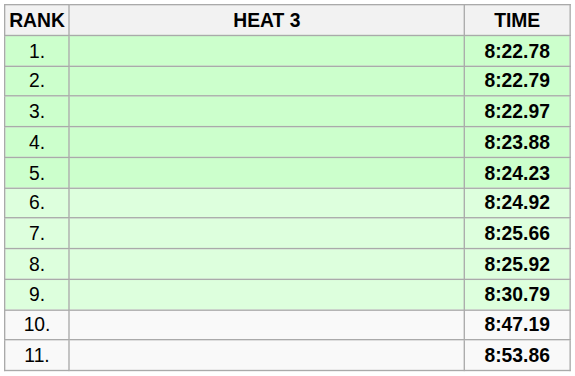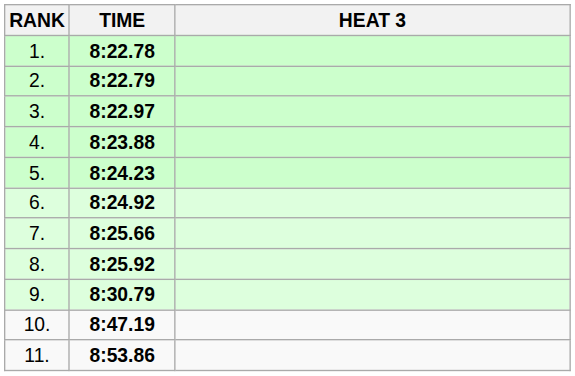columns swapped: (267, 20) <-> (517, 20)
